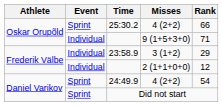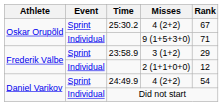(205, 26) 66 -> (205, 26) 67
(86, 53) Individual -> (79, 53) Sprint
(79, 95) Sprint -> (86, 95) Individual
